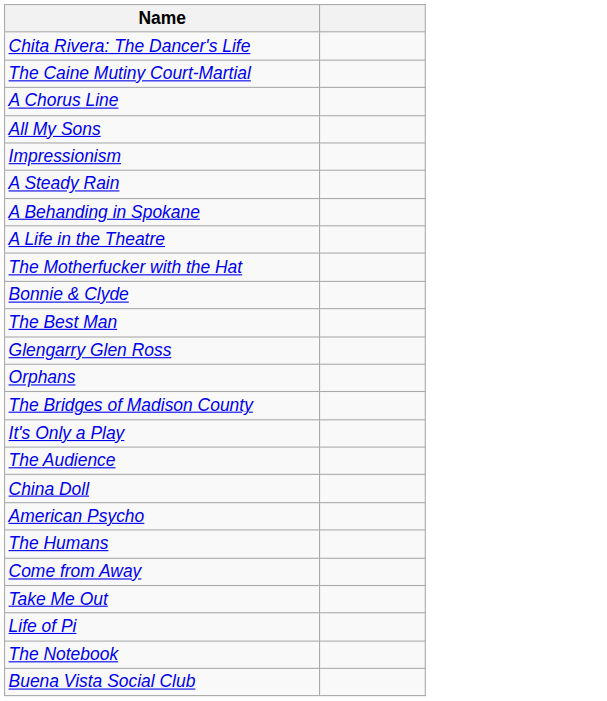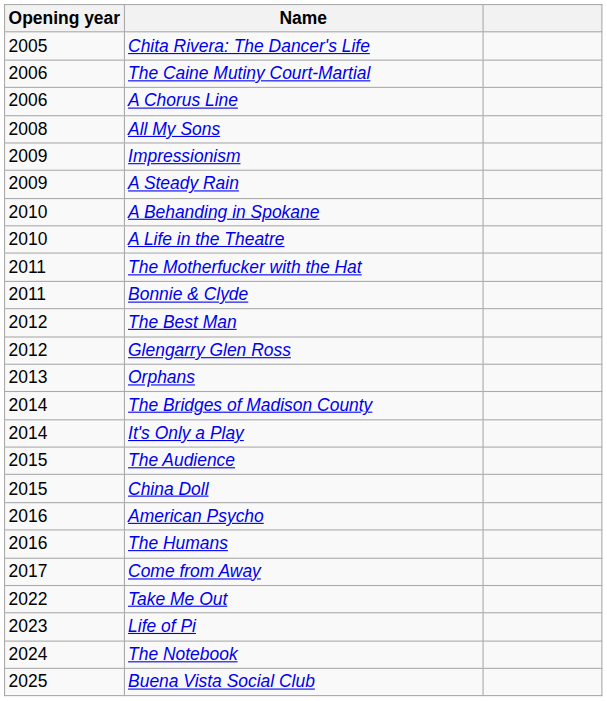+ column: (64, 18)
